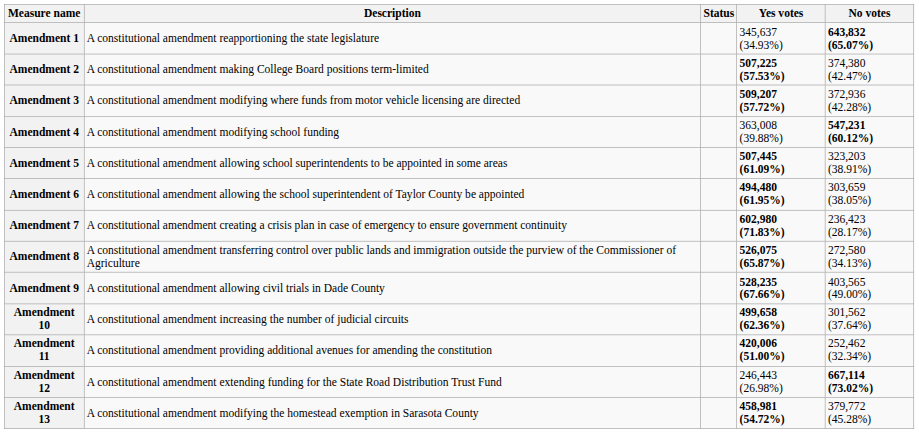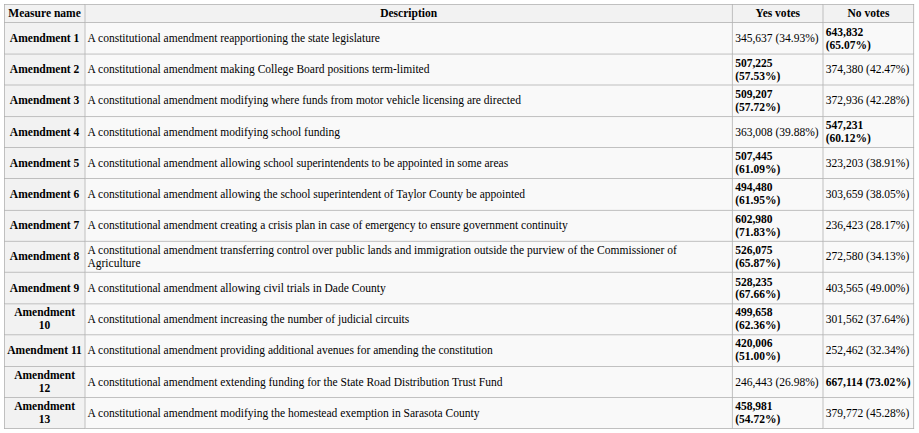- column: (719, 13)
